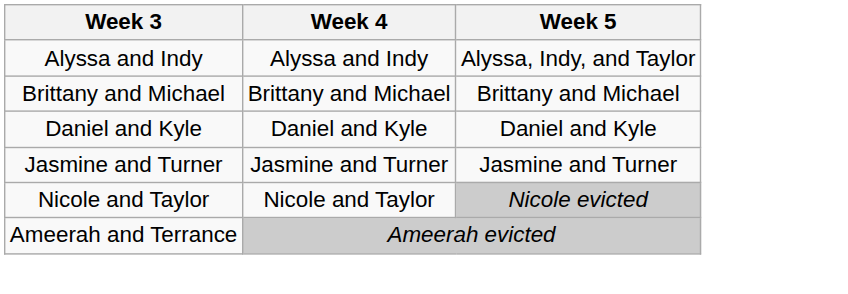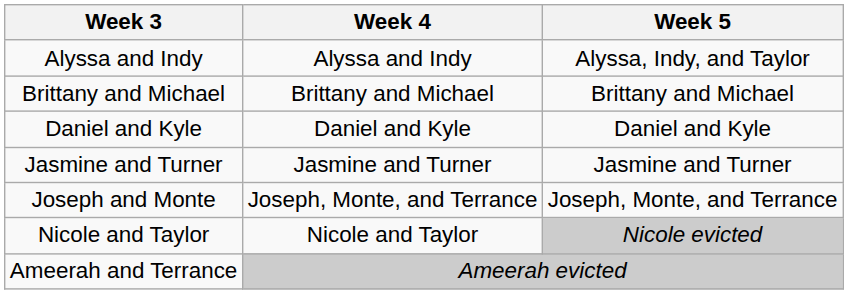+ row: (124, 199)
